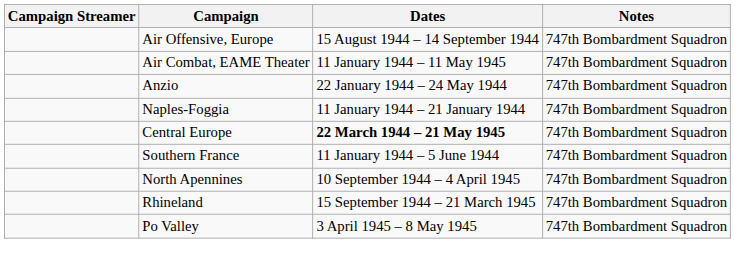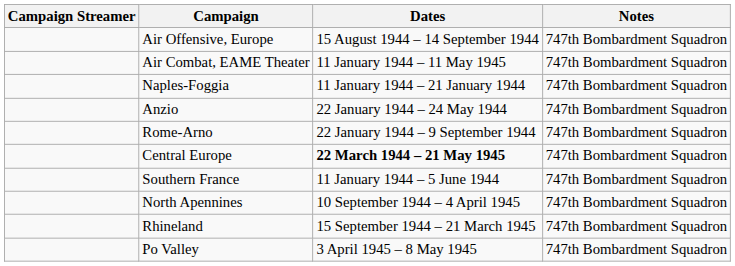rows swapped: (186, 109) <-> (160, 86)
+ row: (177, 132)
